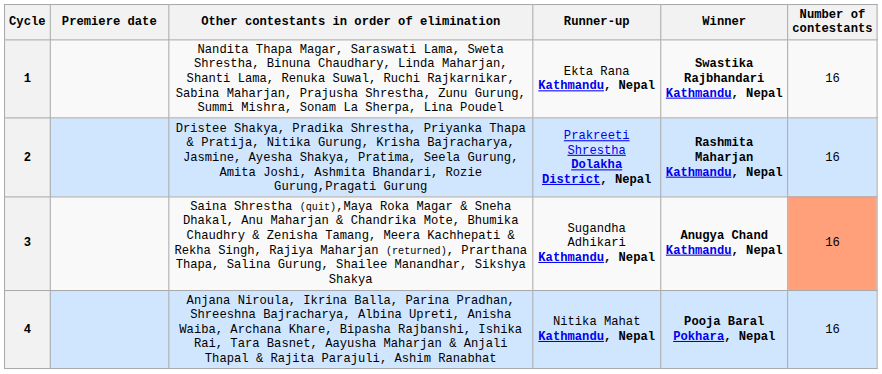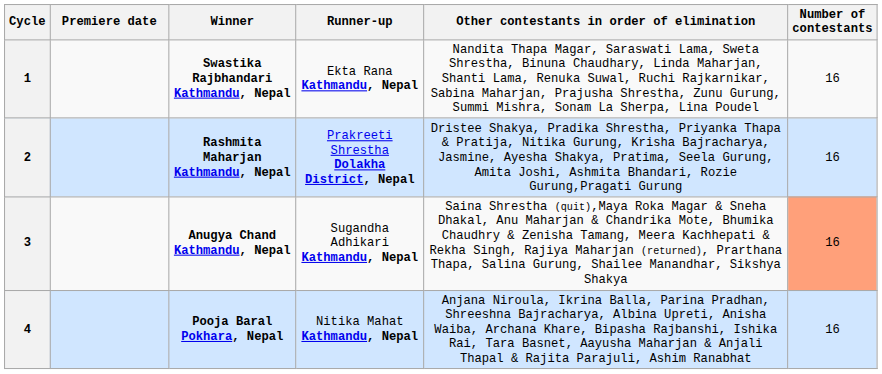columns swapped: (724, 22) <-> (351, 22)
